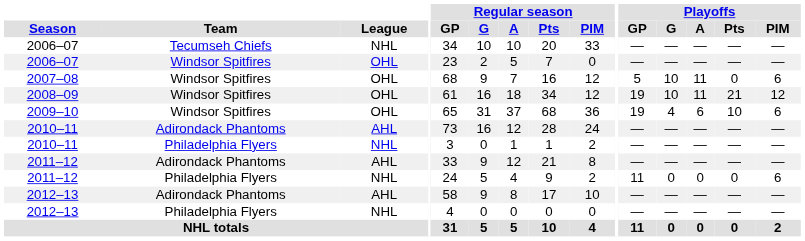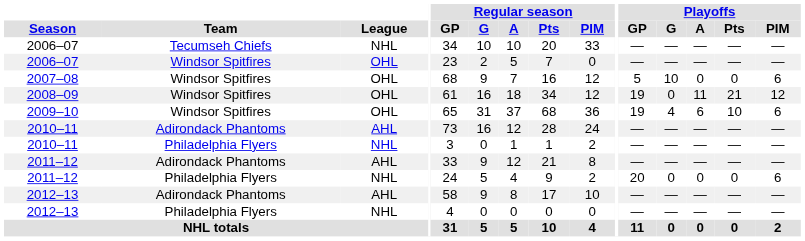(700, 78) 11 -> (700, 78) 0
(671, 95) 10 -> (671, 95) 0
(637, 178) 11 -> (637, 178) 20
